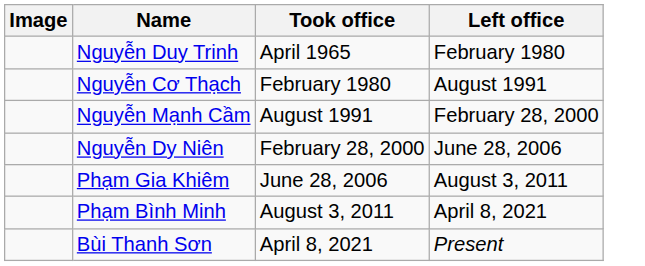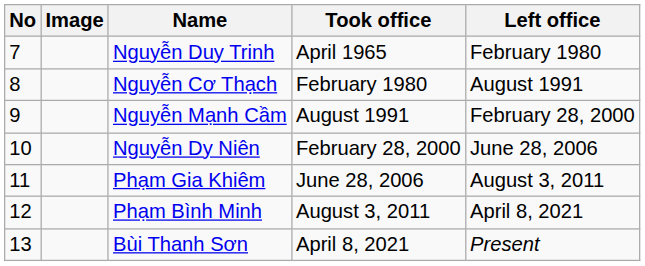+ column: (23, 20)
